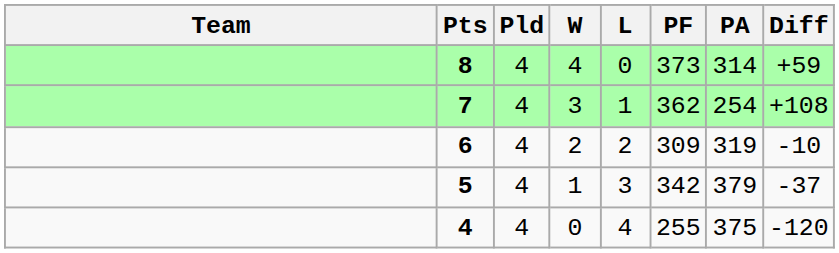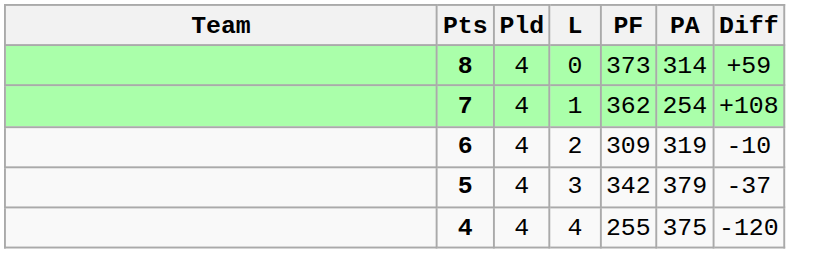- column: (575, 25)
